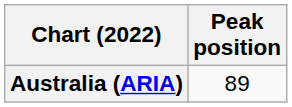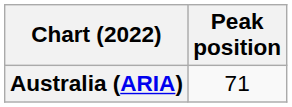(237, 83) 89 -> (237, 83) 71
